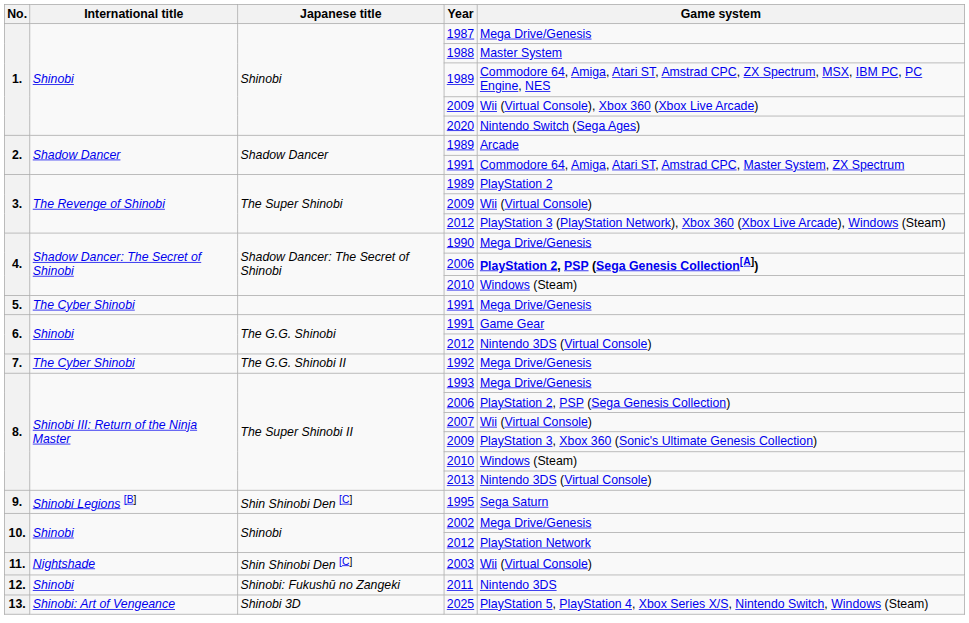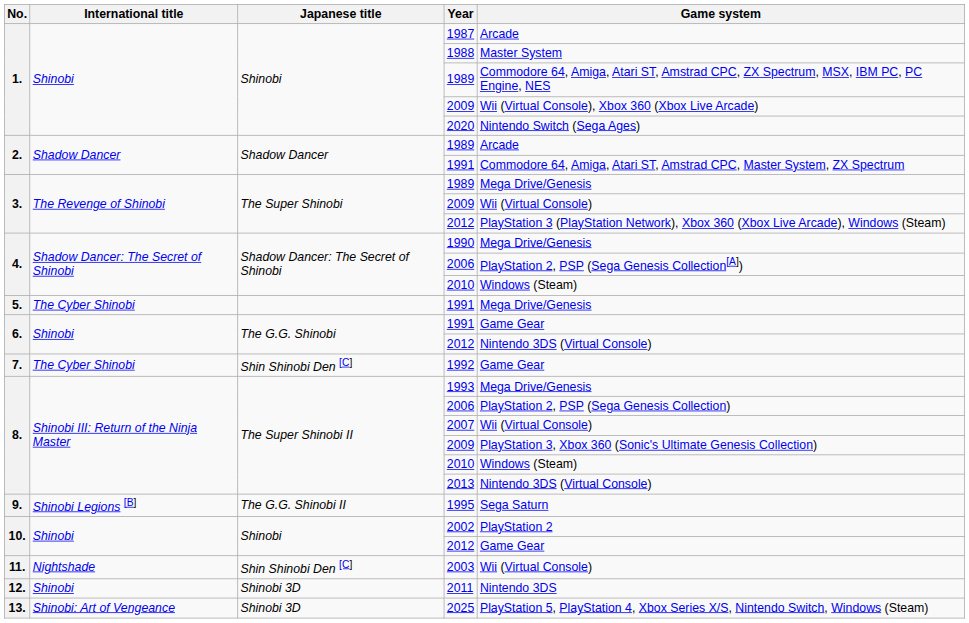(536, 33) Mega Drive/Genesis -> (499, 33) Arcade
(516, 184) PlayStation 2 -> (536, 184) Mega Drive/Genesis
(619, 264) bold -> (611, 264) normal
(293, 363) The G.G. Shinobi II -> (296, 365) Shin Shinobi Den [C]
(536, 363) Mega Drive/Genesis -> (512, 365) Game Gear
(296, 502) Shin Shinobi Den [C] -> (293, 505) The G.G. Shinobi II
(536, 523) Mega Drive/Genesis -> (516, 526) PlayStation 2
(535, 542) PlayStation Network -> (512, 546) Game Gear
(320, 585) Shinobi: Fukushū no Zangeki -> (271, 588) Shinobi 3D
